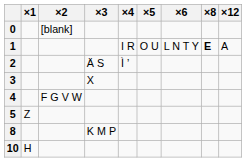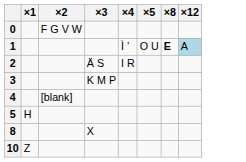- column: (181, 13)
(57, 30) [blank] -> (61, 30) F G V W
(128, 47) I R -> (125, 47) Ì ʼ
(225, 47) no background -> (184, 47) lightblue background
(125, 64) Ì ʼ -> (128, 64) I R
(90, 81) X -> (101, 81) K M P
(61, 98) F G V W -> (57, 98) [blank]
(27, 115) Z -> (28, 115) H
(101, 132) K M P -> (90, 132) X
(28, 149) H -> (27, 149) Z
